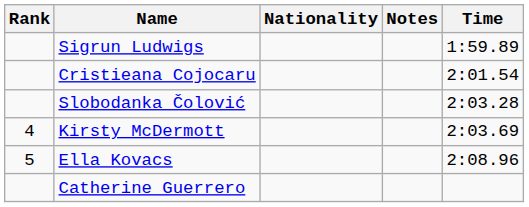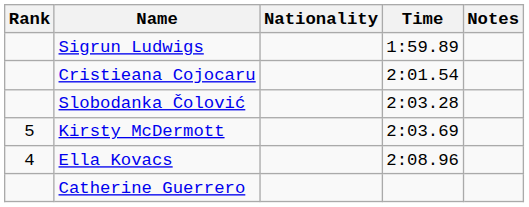columns swapped: (483, 19) <-> (412, 19)
(30, 131) 4 -> (30, 131) 5
(30, 160) 5 -> (30, 160) 4
